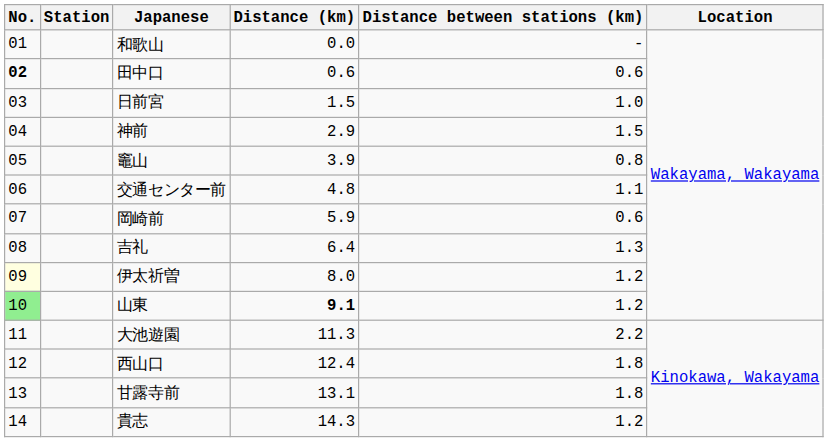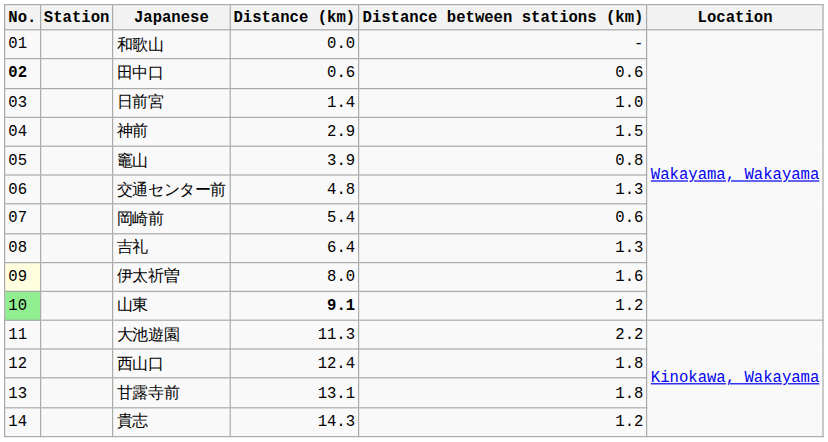(341, 103) 1.5 -> (341, 103) 1.4
(629, 190) 1.1 -> (629, 190) 1.3
(341, 219) 5.9 -> (341, 219) 5.4
(629, 277) 1.2 -> (629, 277) 1.6
